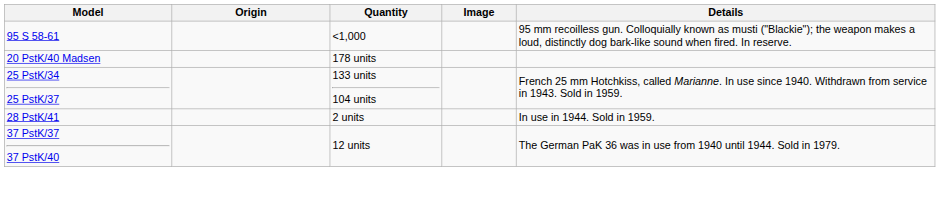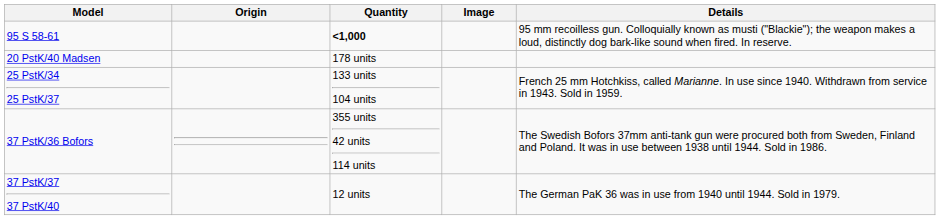(349, 36) normal -> (349, 36) bold
- row: (33, 117)
+ row: (50, 141)
